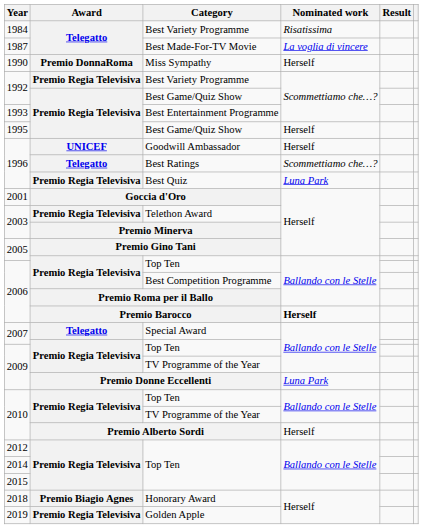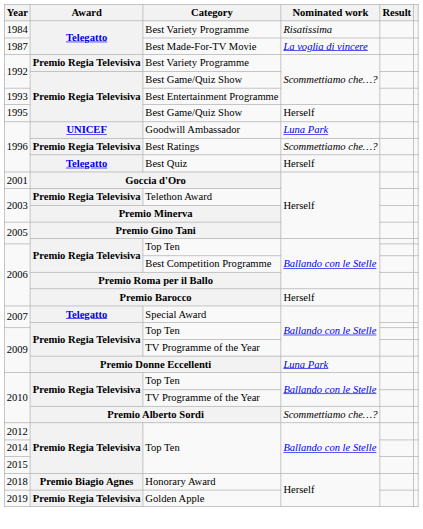- row: (17, 63)
(299, 146) Herself -> (306, 130) Luna Park
(87, 163) Telegatto -> (87, 146) Premio Regia Televisiva
(87, 180) Premio Regia Televisiva -> (87, 163) Telegatto
(306, 180) Luna Park -> (299, 163) Herself
(300, 314) bold -> (299, 297) normal
(299, 431) Herself -> (330, 414) Scommettiamo che…?
